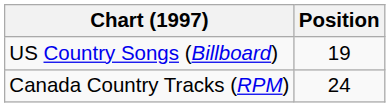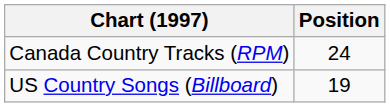rows swapped: (149, 85) <-> (144, 53)
